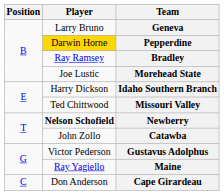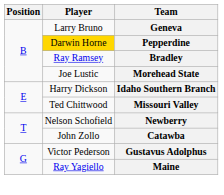(79, 120) bold -> (78, 120) normal
- row: (168, 182)
